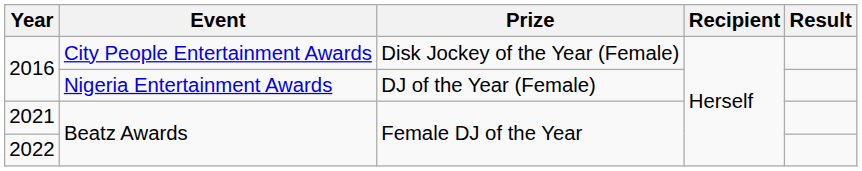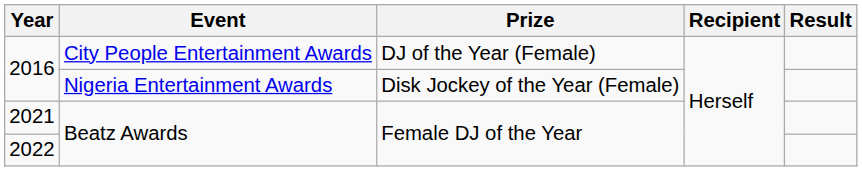(530, 52) Disk Jockey of the Year (Female) -> (489, 52) DJ of the Year (Female)
(489, 85) DJ of the Year (Female) -> (530, 85) Disk Jockey of the Year (Female)
